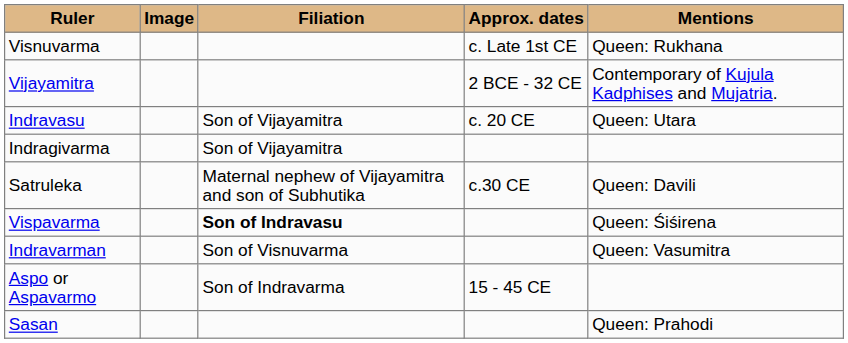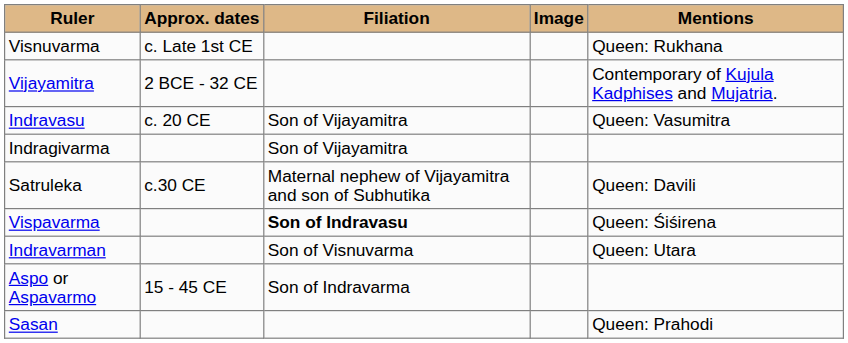columns swapped: (169, 18) <-> (526, 18)
(644, 120) Queen: Utara -> (661, 120) Queen: Vasumitra
(661, 250) Queen: Vasumitra -> (644, 250) Queen: Utara
